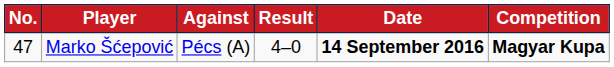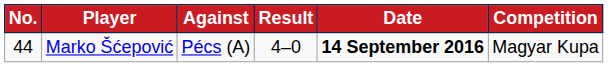(23, 47) 47 -> (23, 47) 44
(548, 47) bold -> (546, 47) normal
